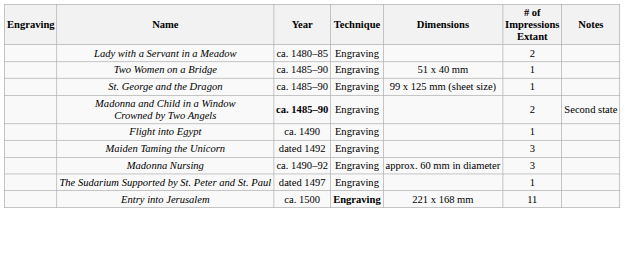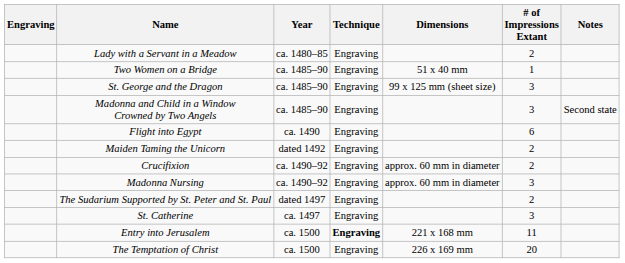(532, 86) 1 -> (532, 86) 3
(302, 109) bold -> (302, 109) normal
(532, 109) 2 -> (532, 109) 3
(532, 132) 1 -> (532, 132) 6
(532, 148) 3 -> (532, 148) 2
+ row: (165, 165)
(532, 182) 1 -> (532, 199) 2
+ row: (165, 215)
+ row: (165, 249)
